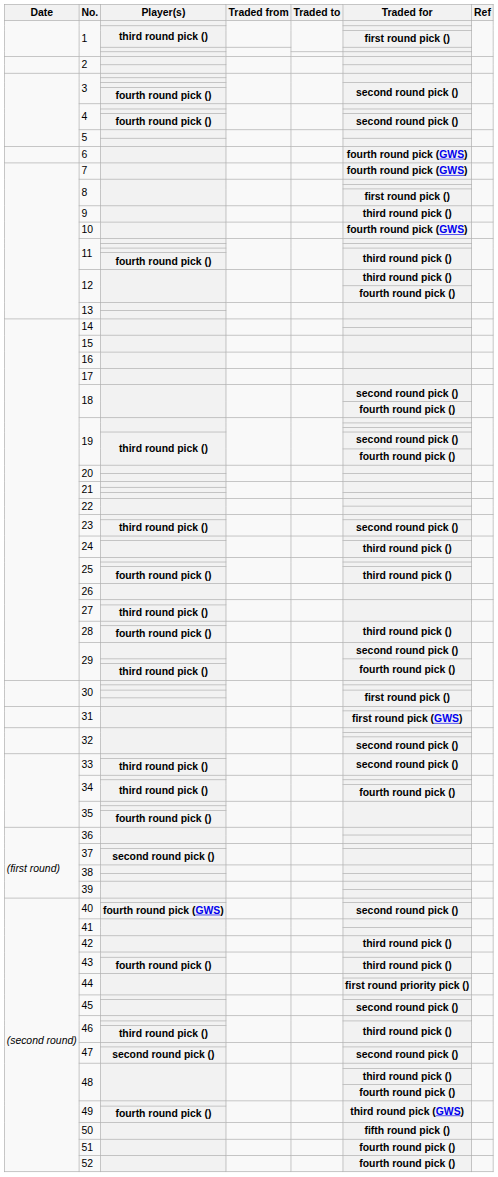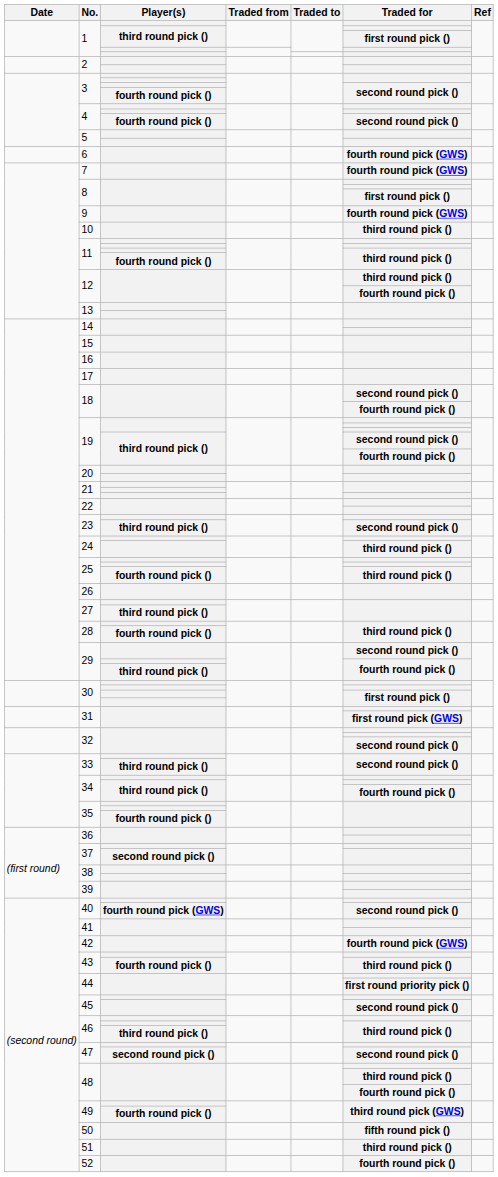(407, 213) third round pick () -> (407, 213) fourth round pick (GWS)
(407, 230) fourth round pick (GWS) -> (407, 230) third round pick ()
(407, 944) third round pick () -> (407, 944) fourth round pick (GWS)
(407, 1147) fourth round pick () -> (407, 1147) third round pick ()
